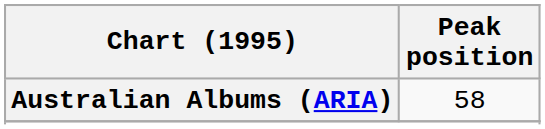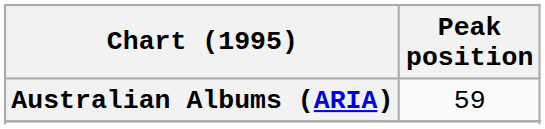(470, 100) 58 -> (470, 100) 59
